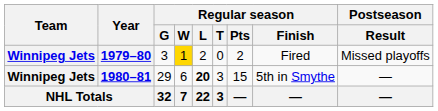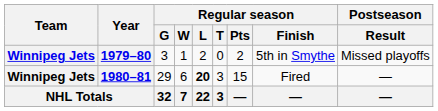(184, 56) gold background -> (184, 56) no background
(295, 56) Fired -> (295, 56) 5th in Smythe
(295, 76) 5th in Smythe -> (295, 76) Fired
